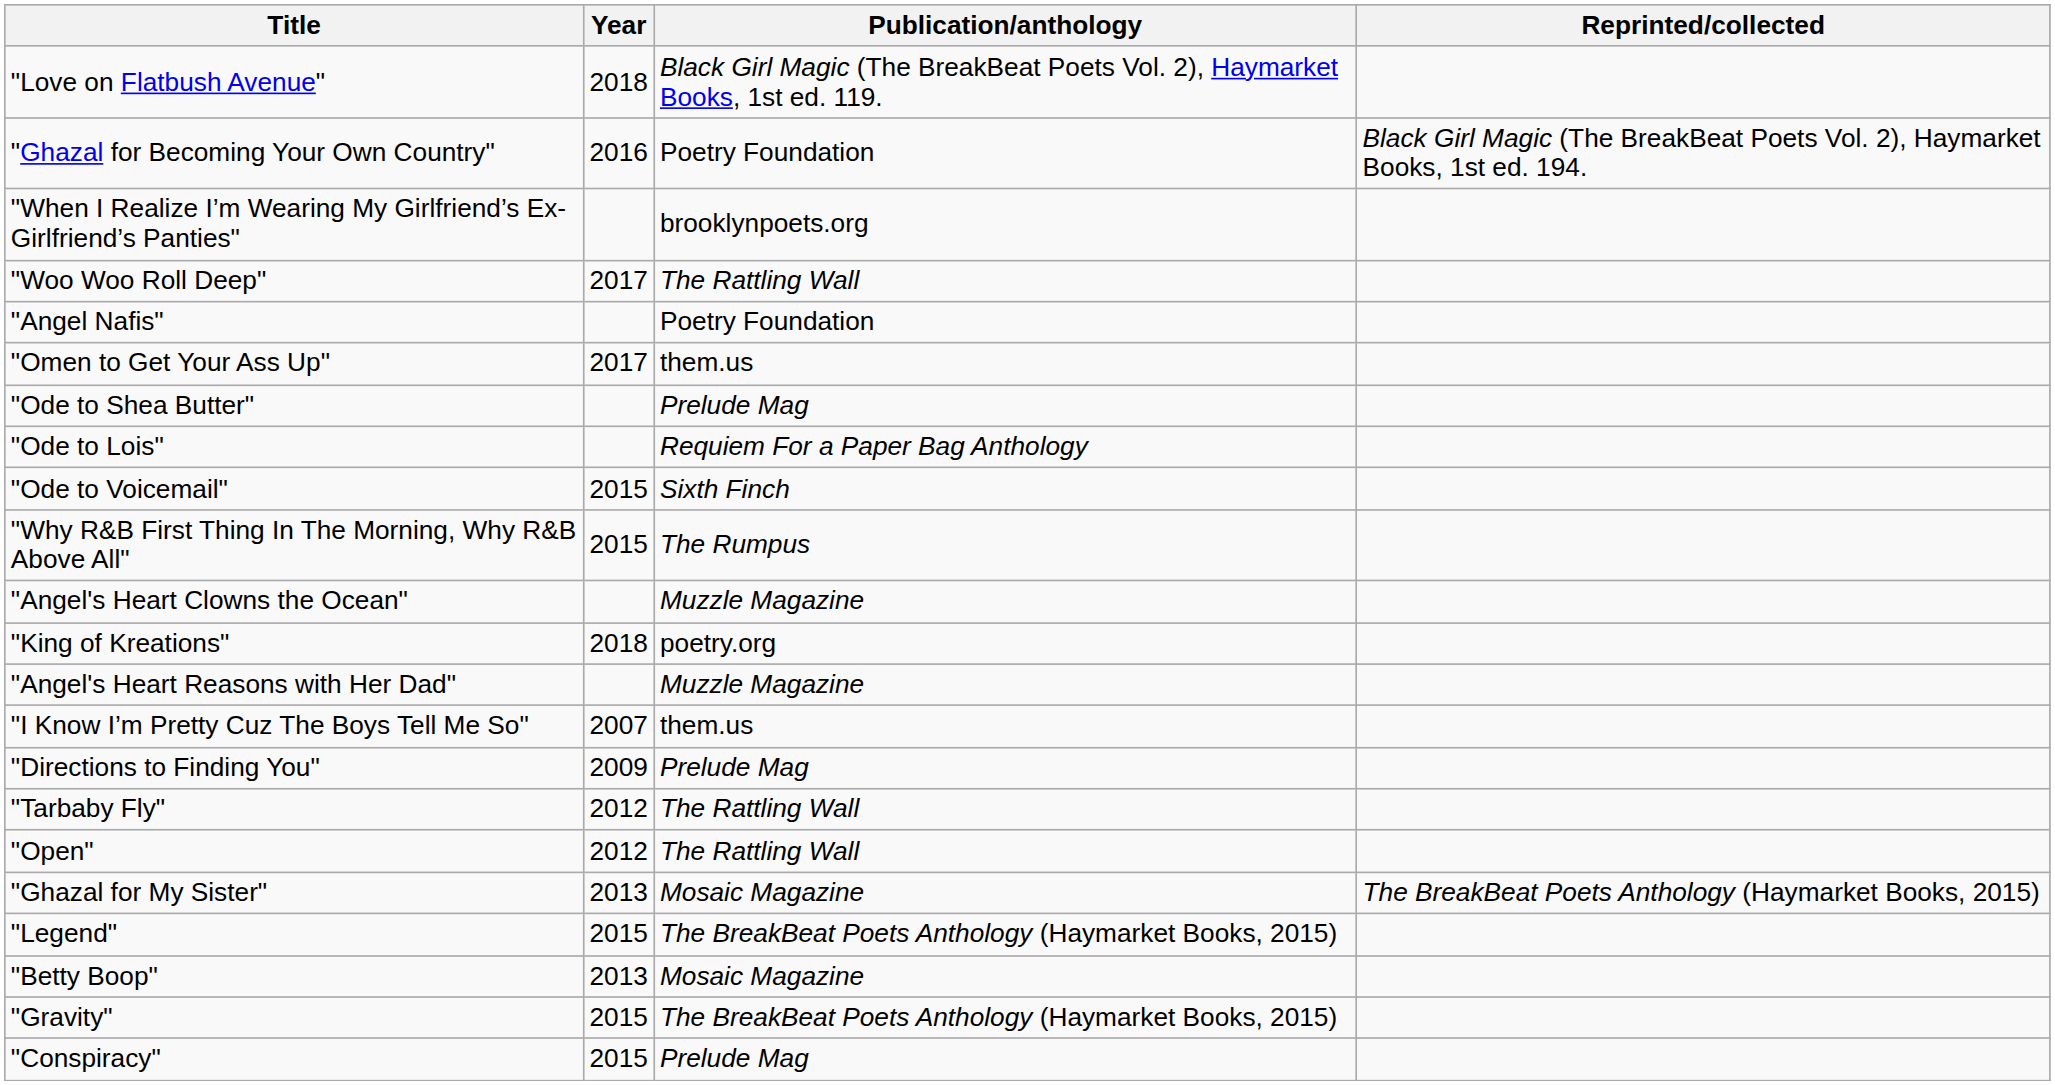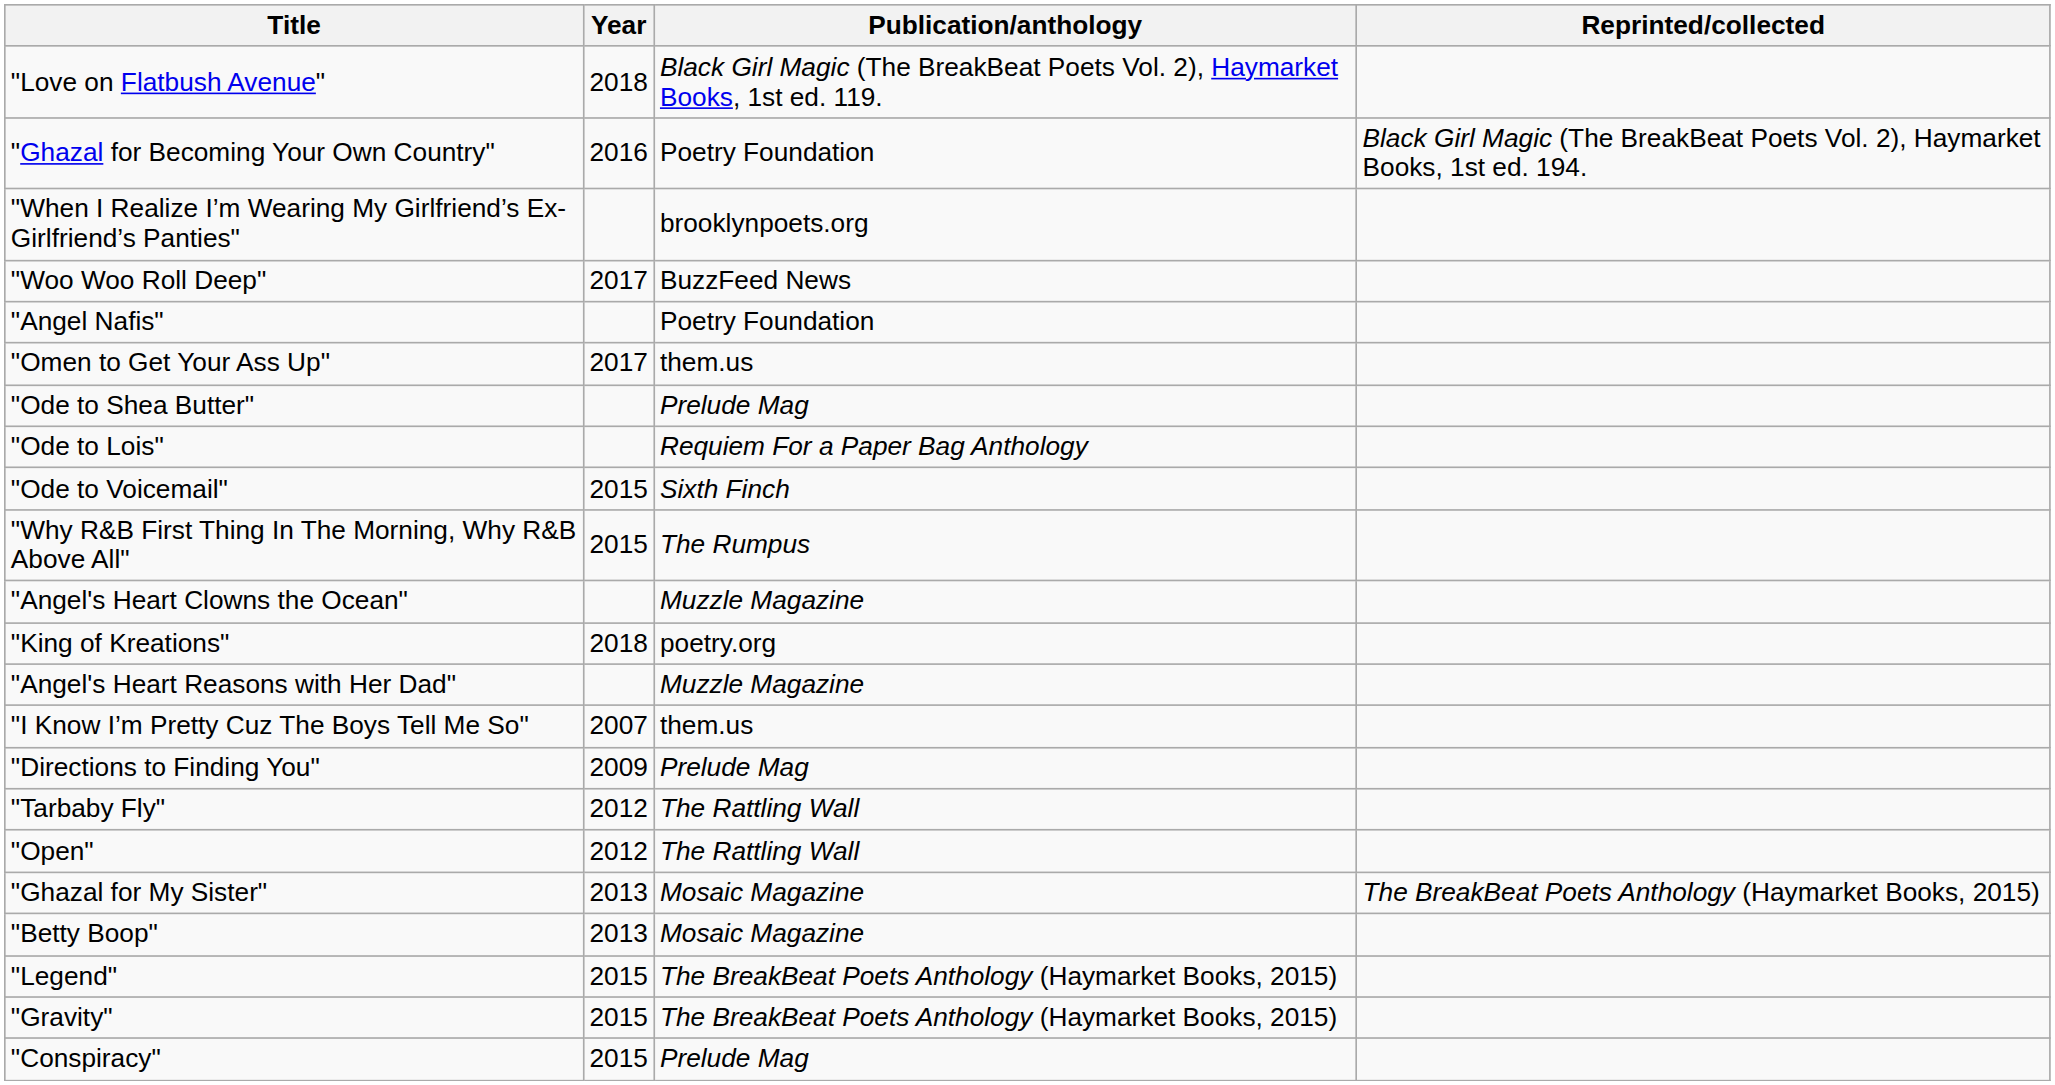(760, 280) The Rattling Wall -> (755, 280) BuzzFeed News
rows swapped: (84, 975) <-> (64, 934)
